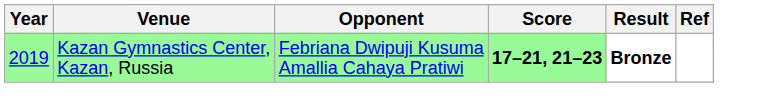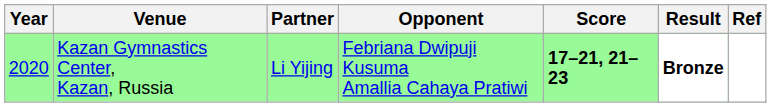+ column: (303, 19)
(29, 58) 2019 -> (29, 68) 2020
